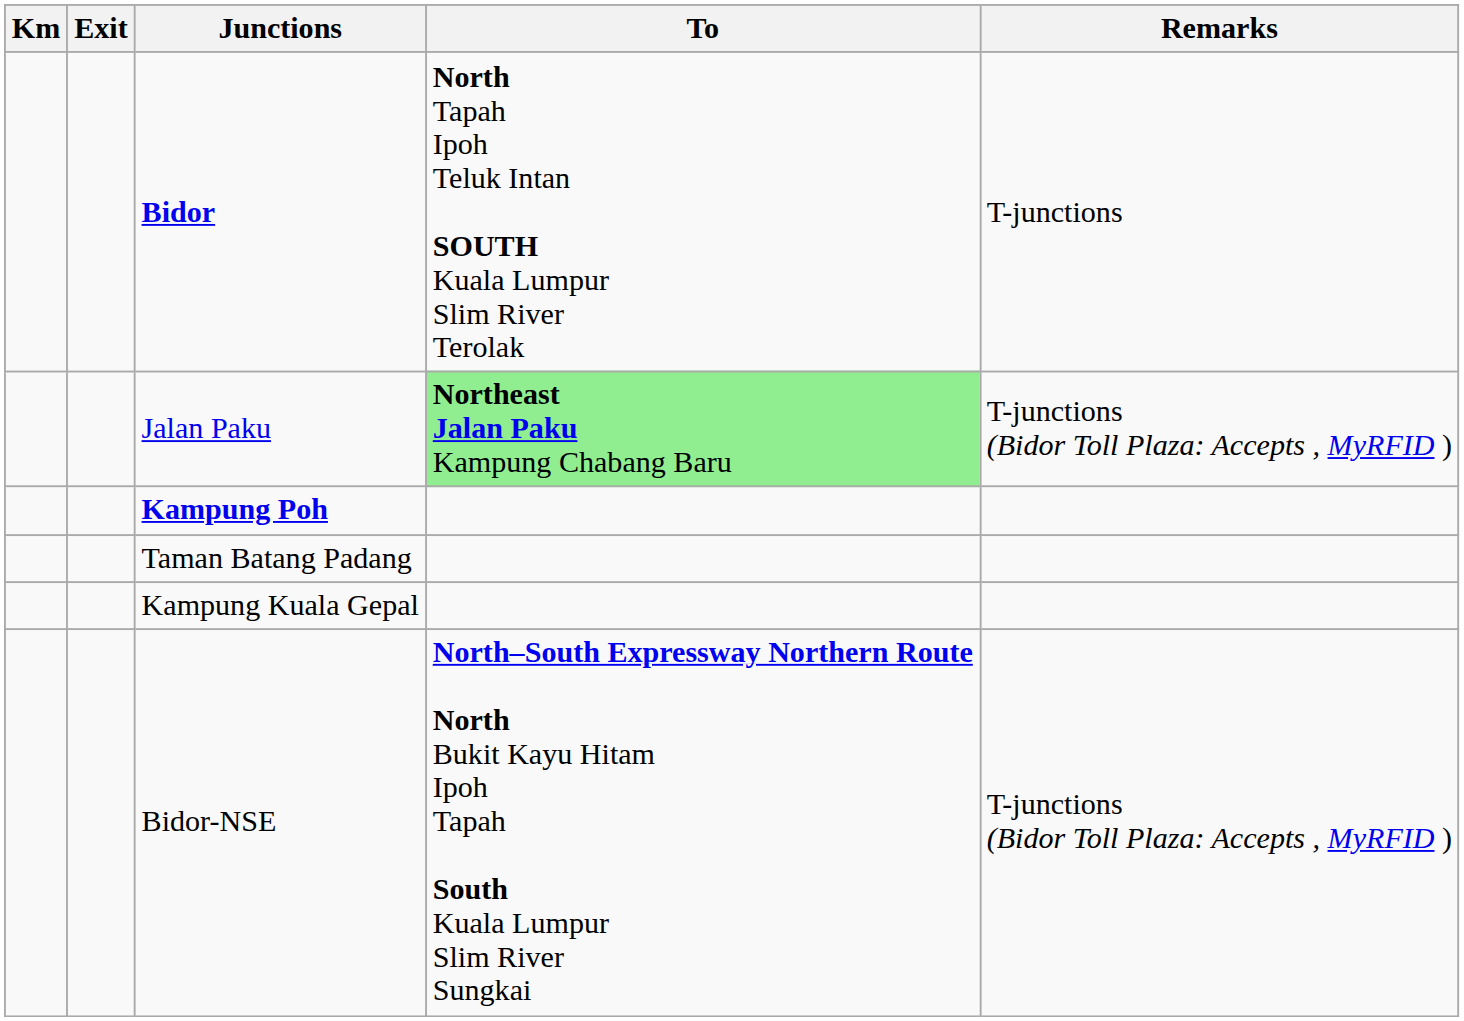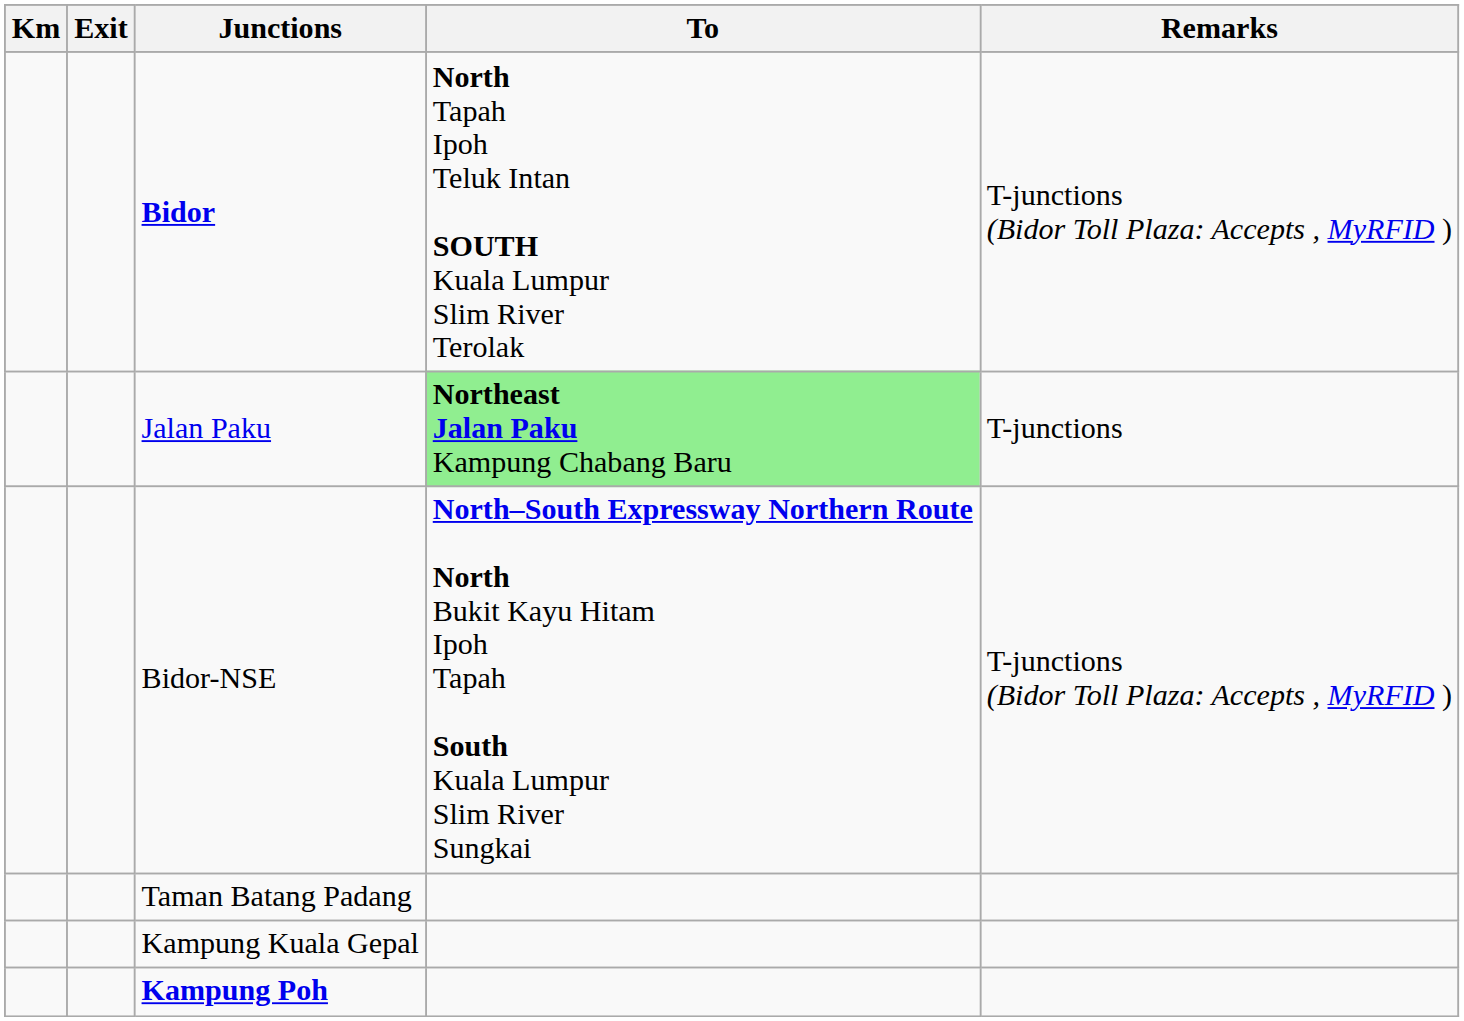(1055, 211) T-junctions -> (1219, 211) T-junctions (Bidor Toll Plaza: Accepts , MyRFID )
(1219, 428) T-junctions (Bidor Toll Plaza: Accepts , MyRFID ) -> (1055, 428) T-junctions
rows swapped: (209, 822) <-> (235, 509)
